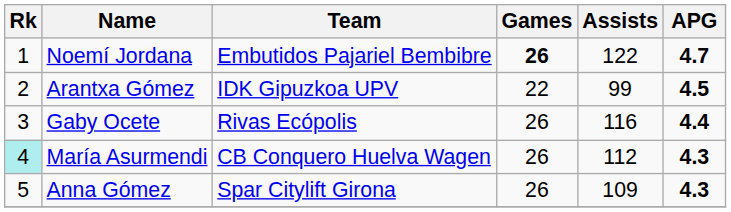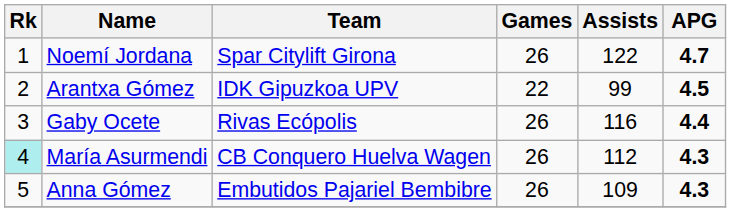(354, 55) Embutidos Pajariel Bembibre -> (307, 55) Spar Citylift Girona
(537, 55) bold -> (537, 55) normal
(307, 190) Spar Citylift Girona -> (354, 190) Embutidos Pajariel Bembibre
